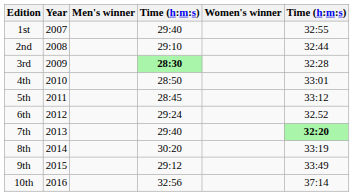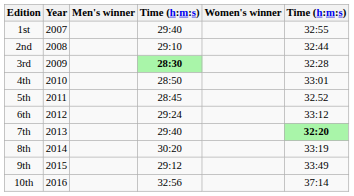(316, 98) 33:12 -> (316, 98) 32.52
(316, 115) 32.52 -> (316, 115) 33:12
